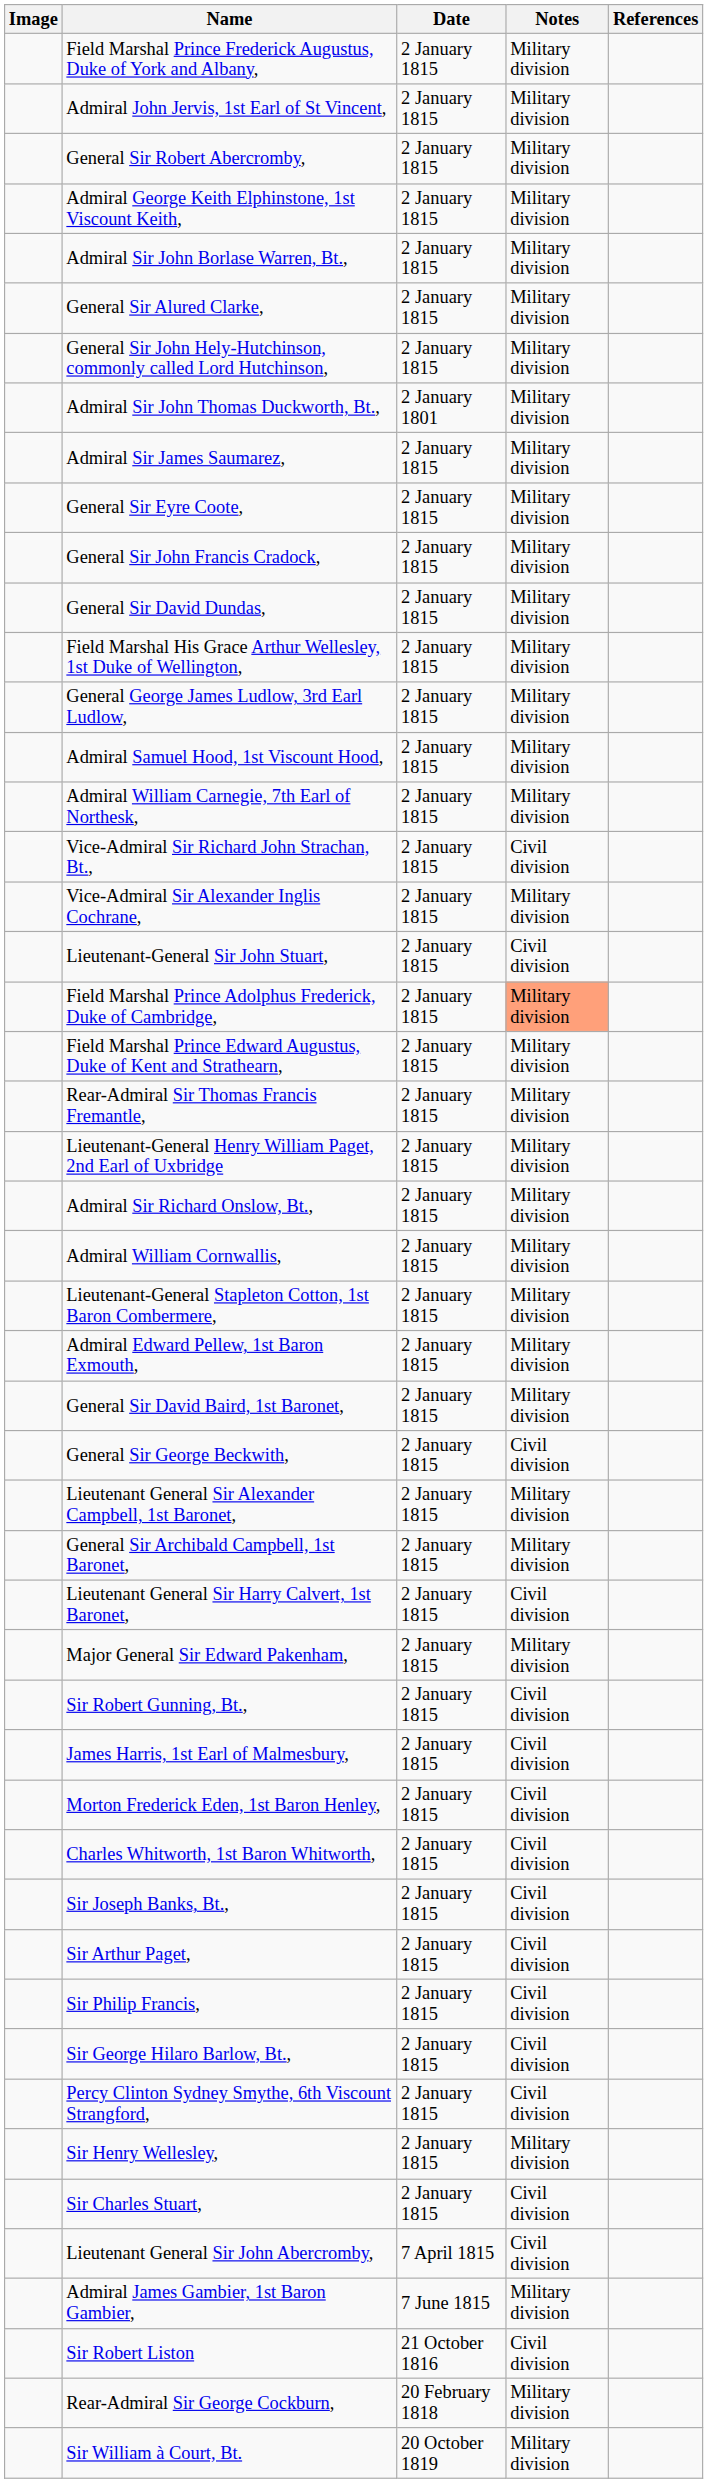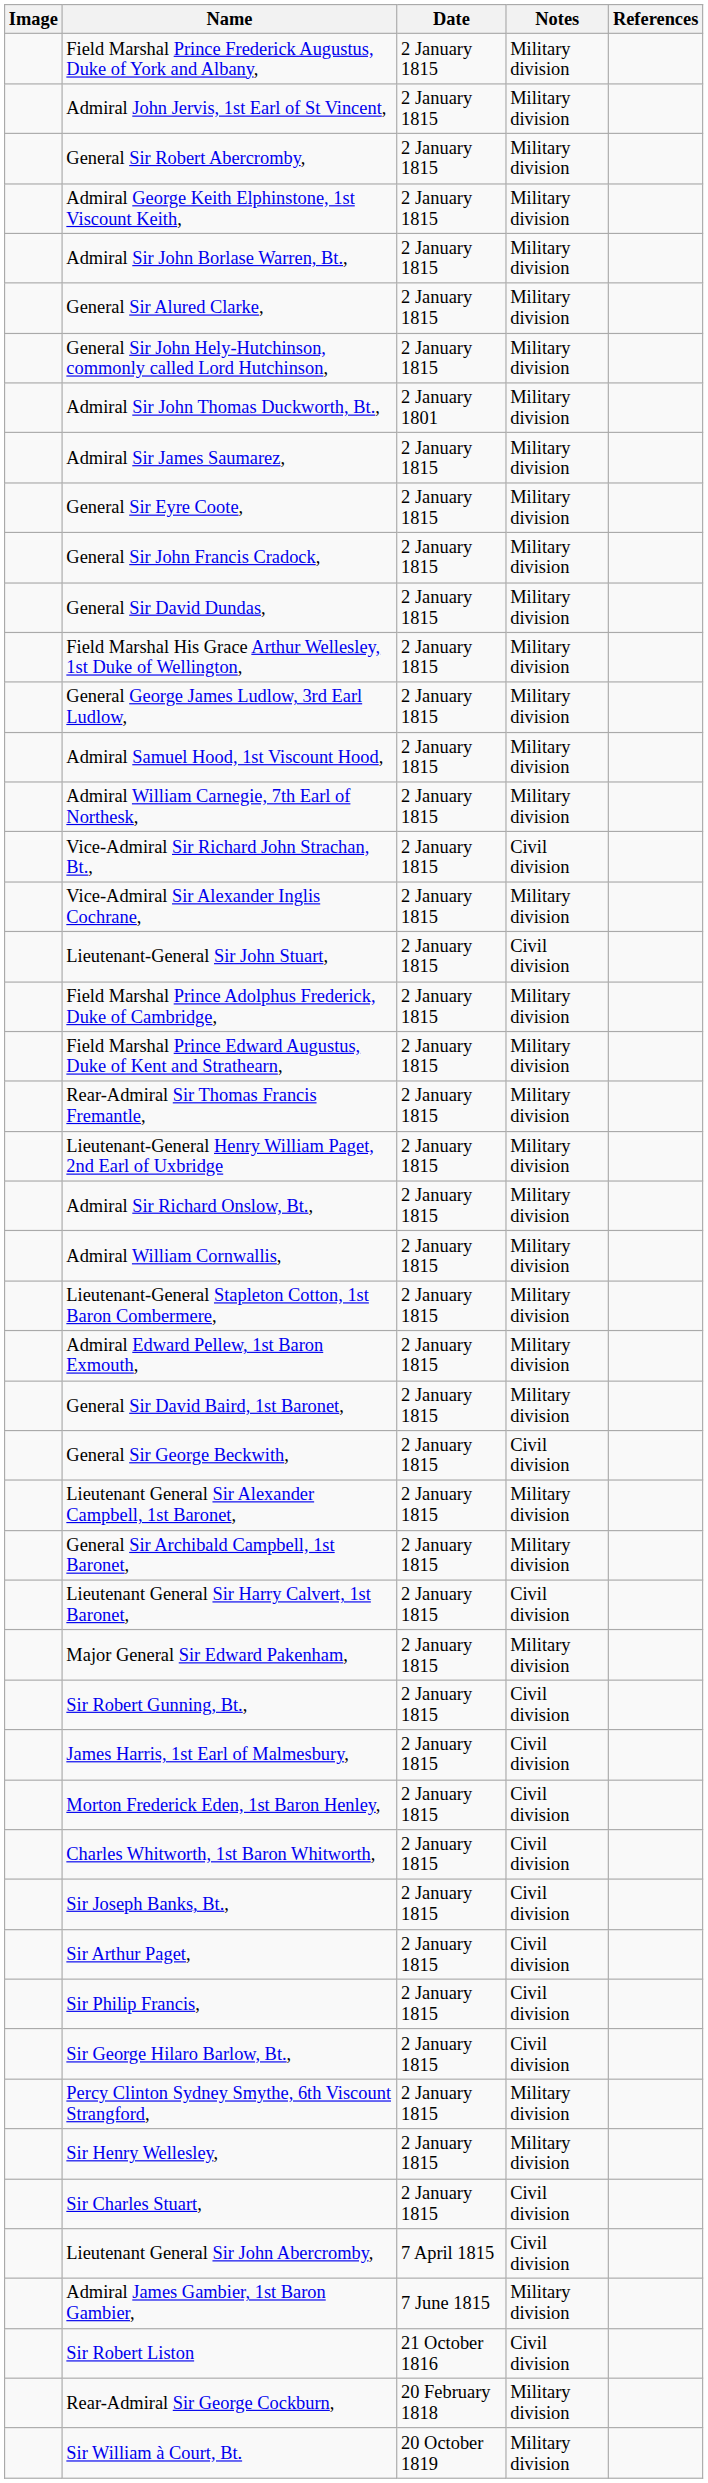(540, 1006) lightsalmon background -> (540, 1006) no background
(540, 2103) Civil division -> (540, 2103) Military division
